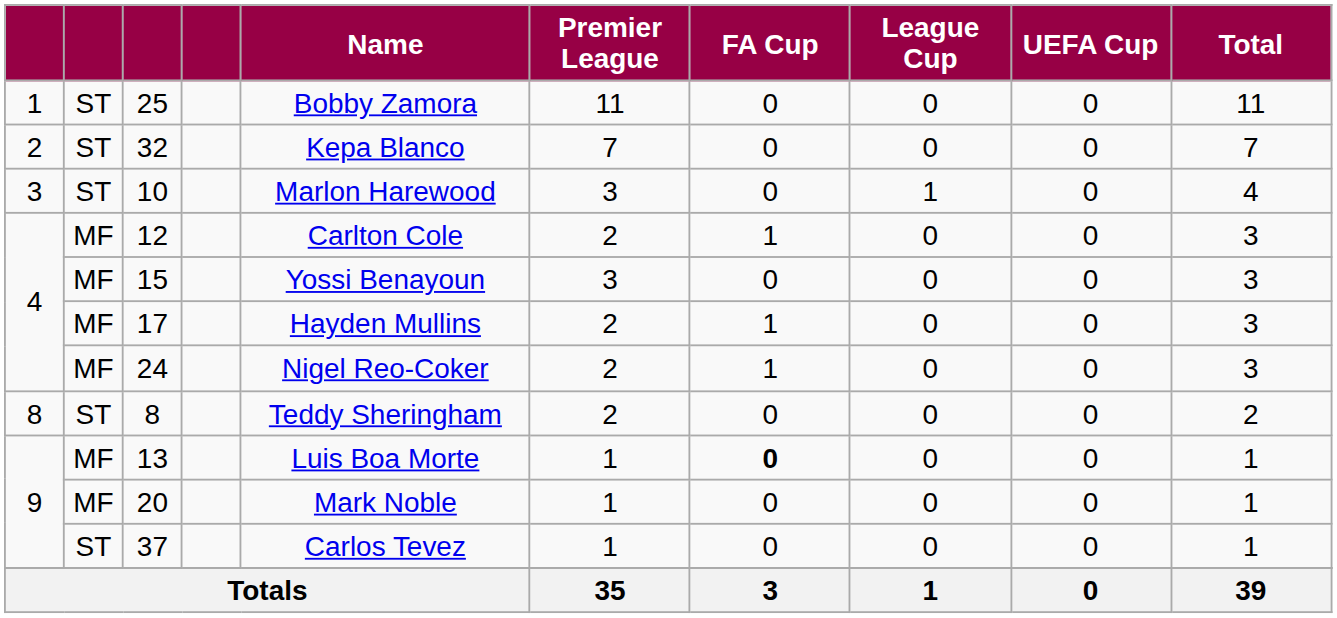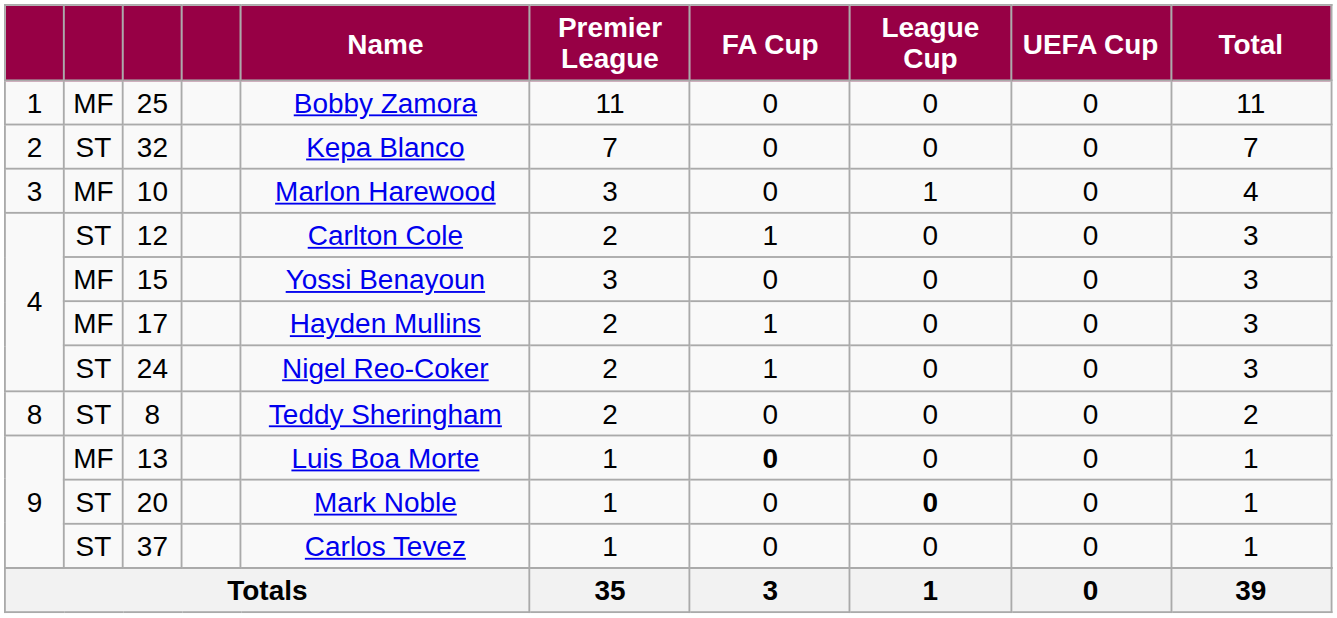(93, 103) ST -> (93, 103) MF
(93, 191) ST -> (93, 191) MF
(93, 236) MF -> (93, 236) ST
(93, 368) MF -> (93, 368) ST
(93, 501) MF -> (93, 501) ST
(930, 501) normal -> (930, 501) bold
